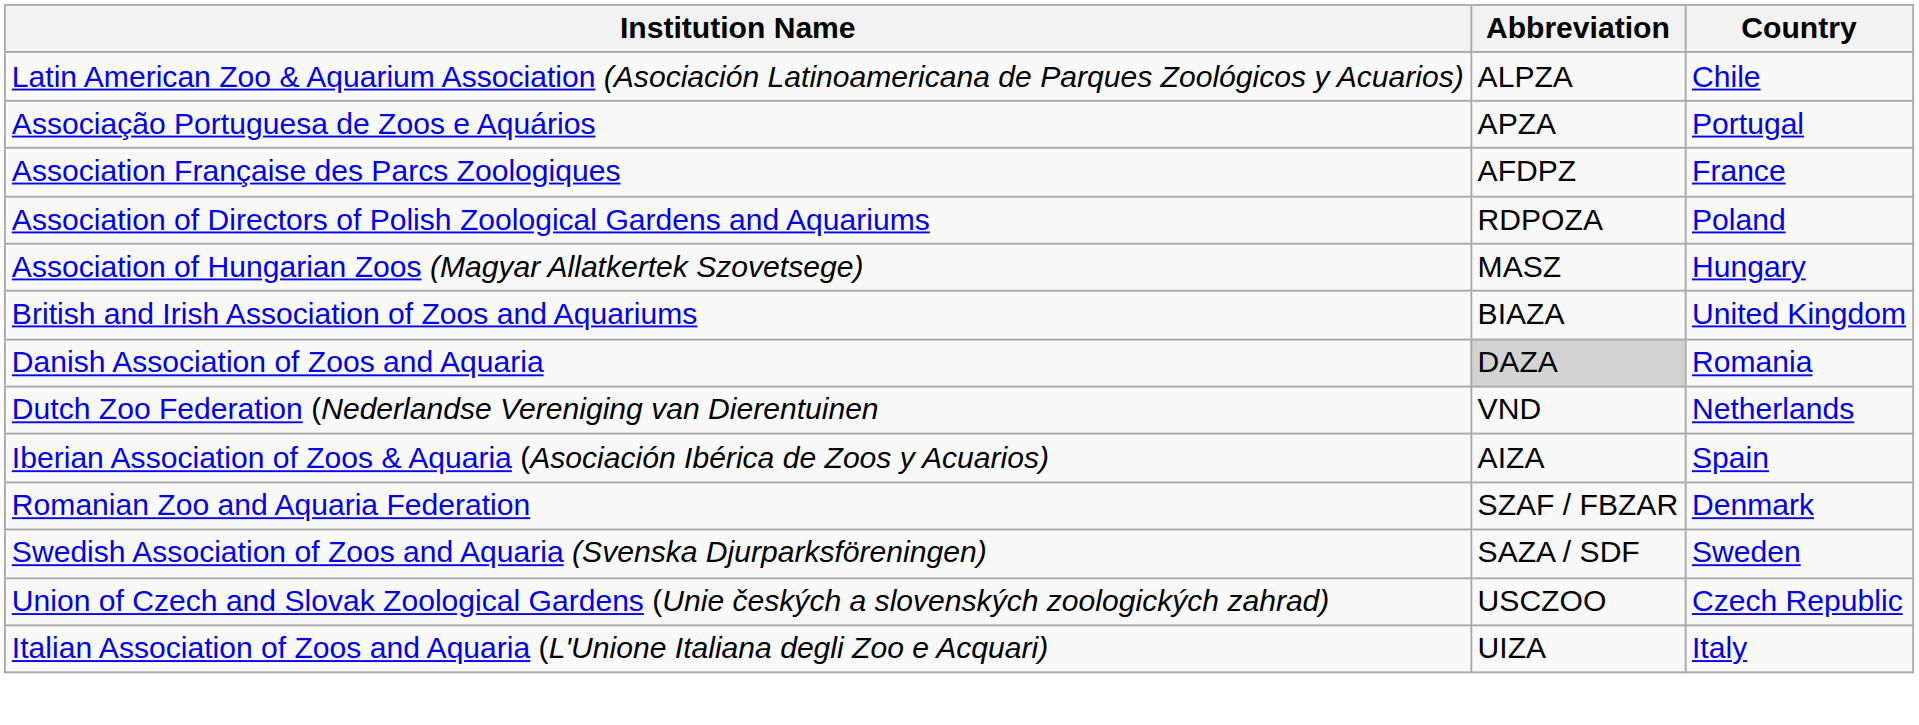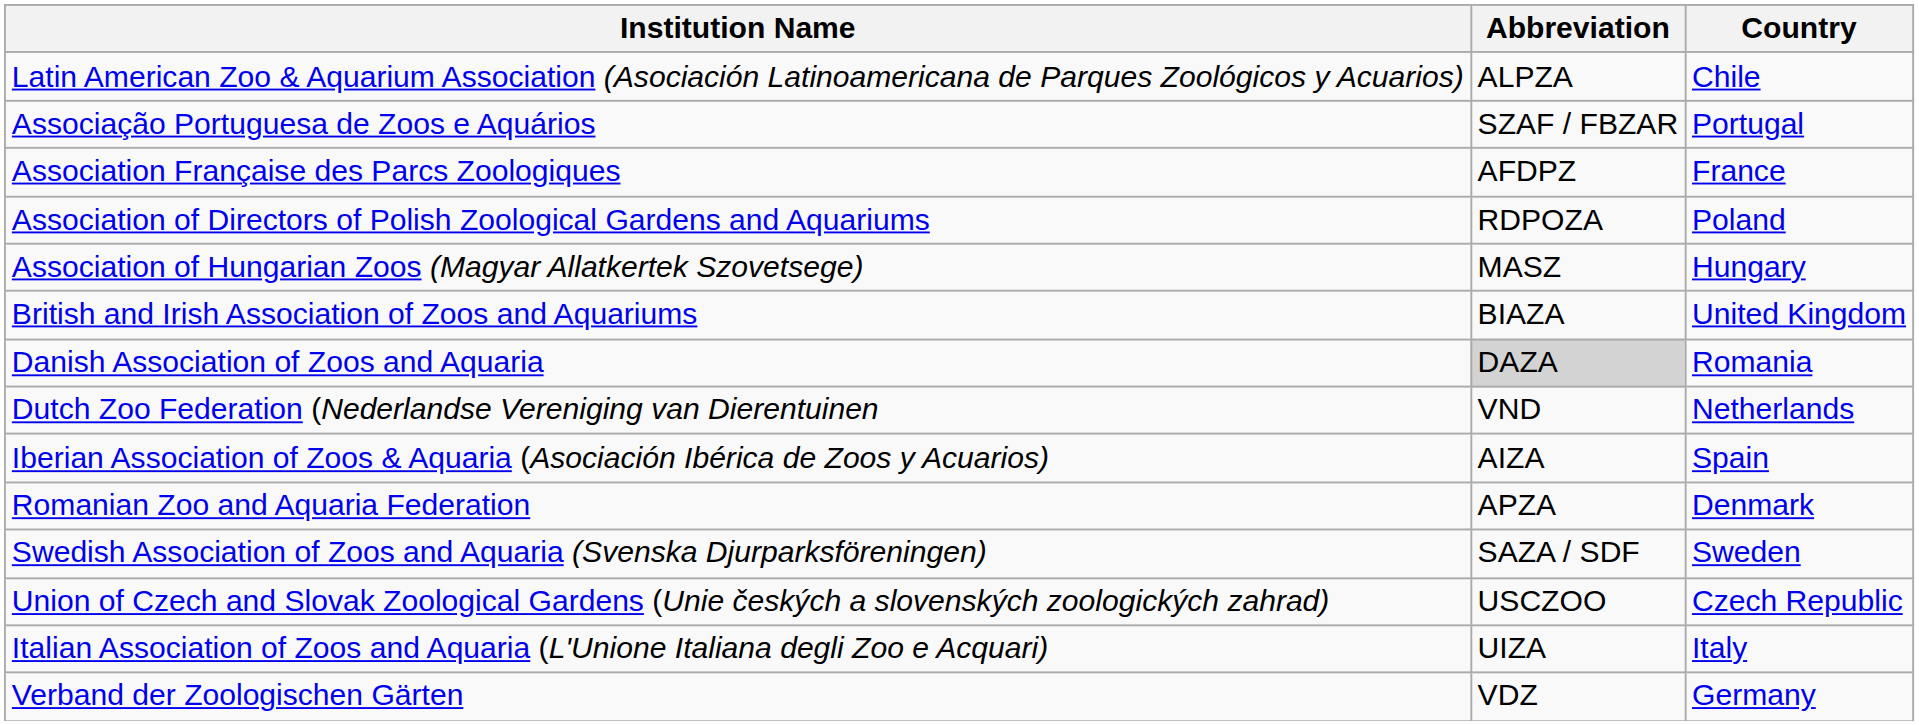(1517, 123) APZA -> (1578, 123) SZAF / FBZAR
(1578, 505) SZAF / FBZAR -> (1517, 505) APZA
+ row: (238, 696)
